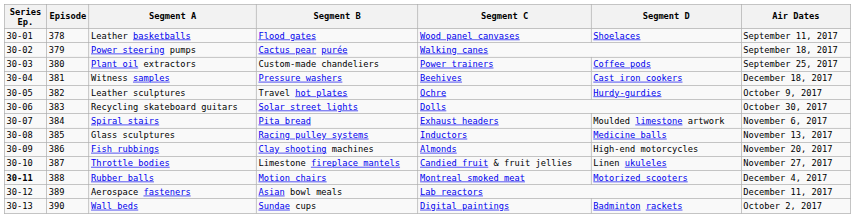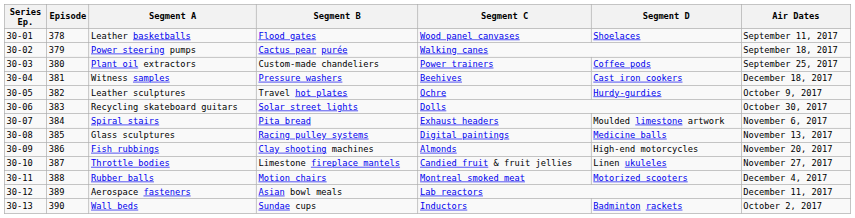(444, 135) Inductors -> (465, 135) Digital paintings
(20, 178) bold -> (20, 178) normal
(465, 206) Digital paintings -> (444, 206) Inductors
